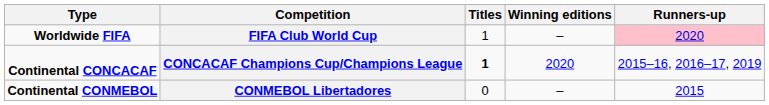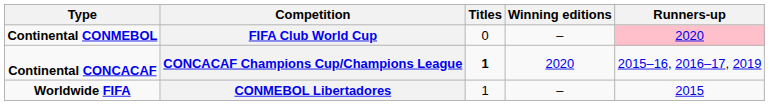(82, 35) Worldwide FIFA -> (82, 35) Continental CONMEBOL
(485, 35) 1 -> (485, 35) 0
(82, 91) Continental CONMEBOL -> (82, 91) Worldwide FIFA
(485, 91) 0 -> (485, 91) 1
